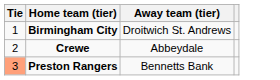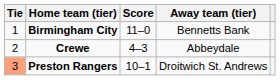+ column: (138, 13)
(177, 30) Droitwich St. Andrews -> (213, 30) Bennetts Bank
(177, 66) Bennetts Bank -> (213, 66) Droitwich St. Andrews
